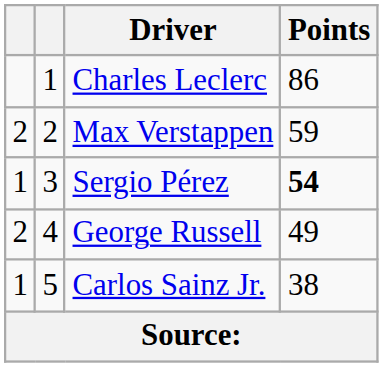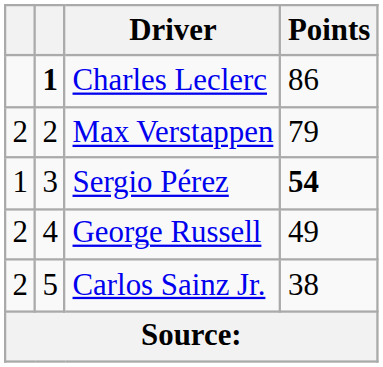(50, 80) normal -> (50, 80) bold
(303, 131) 59 -> (303, 131) 79
(20, 284) 1 -> (20, 284) 2
